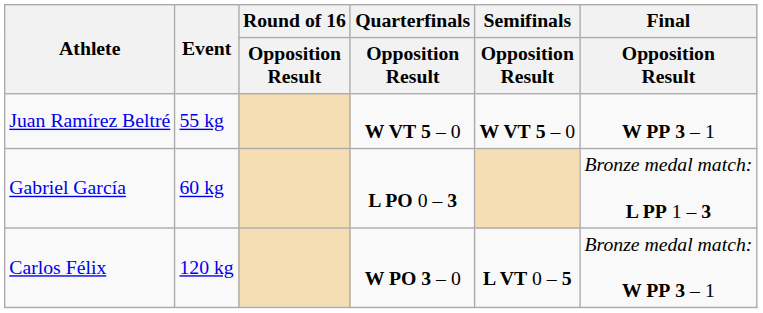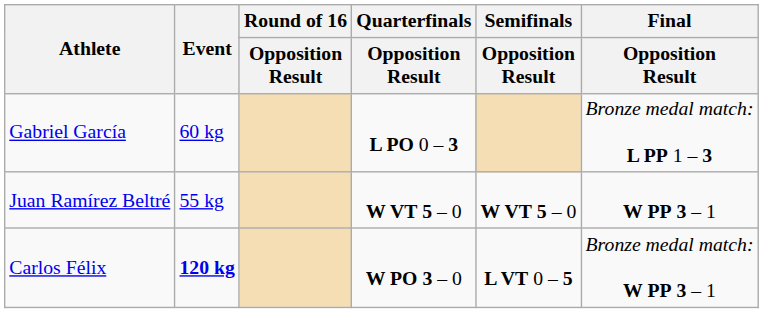rows swapped: (90, 121) <-> (68, 188)
(207, 267) normal -> (207, 267) bold
